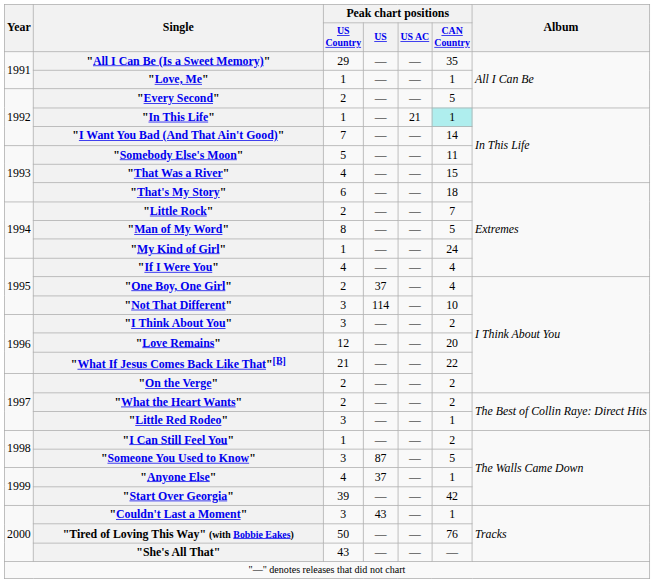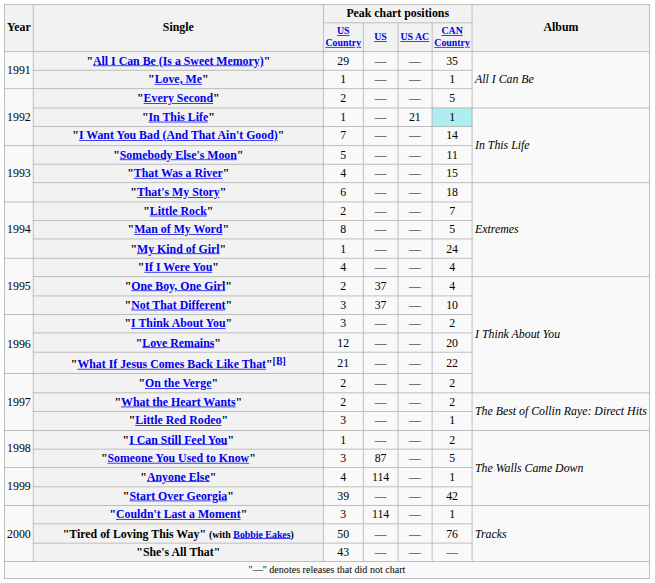(381, 305) 114 -> (381, 305) 37
(381, 477) 37 -> (381, 477) 114
(381, 514) 43 -> (381, 514) 114
